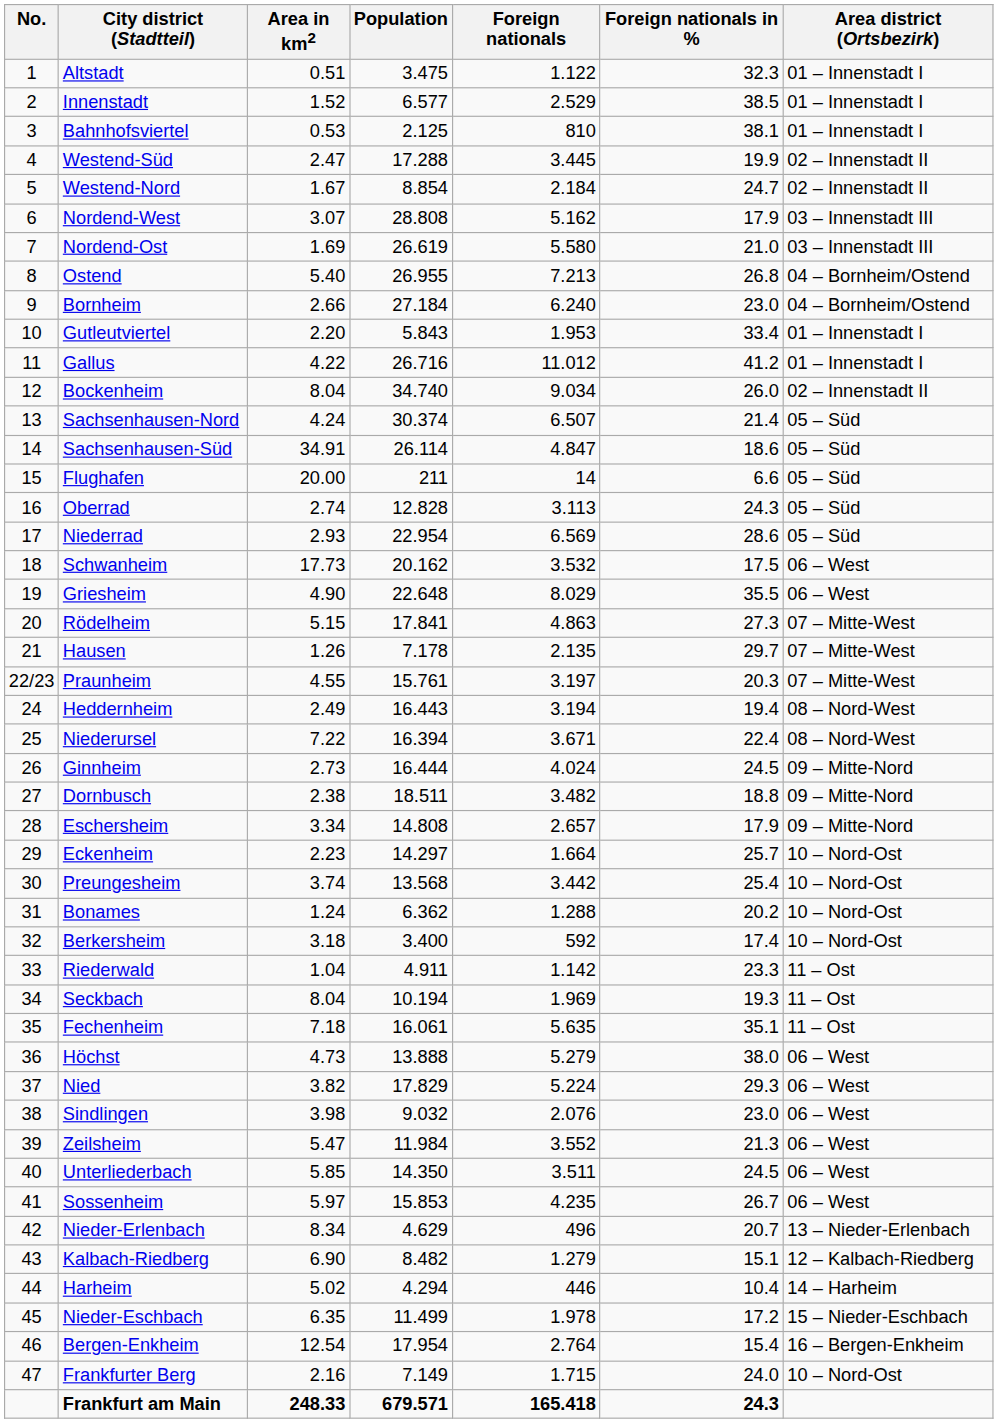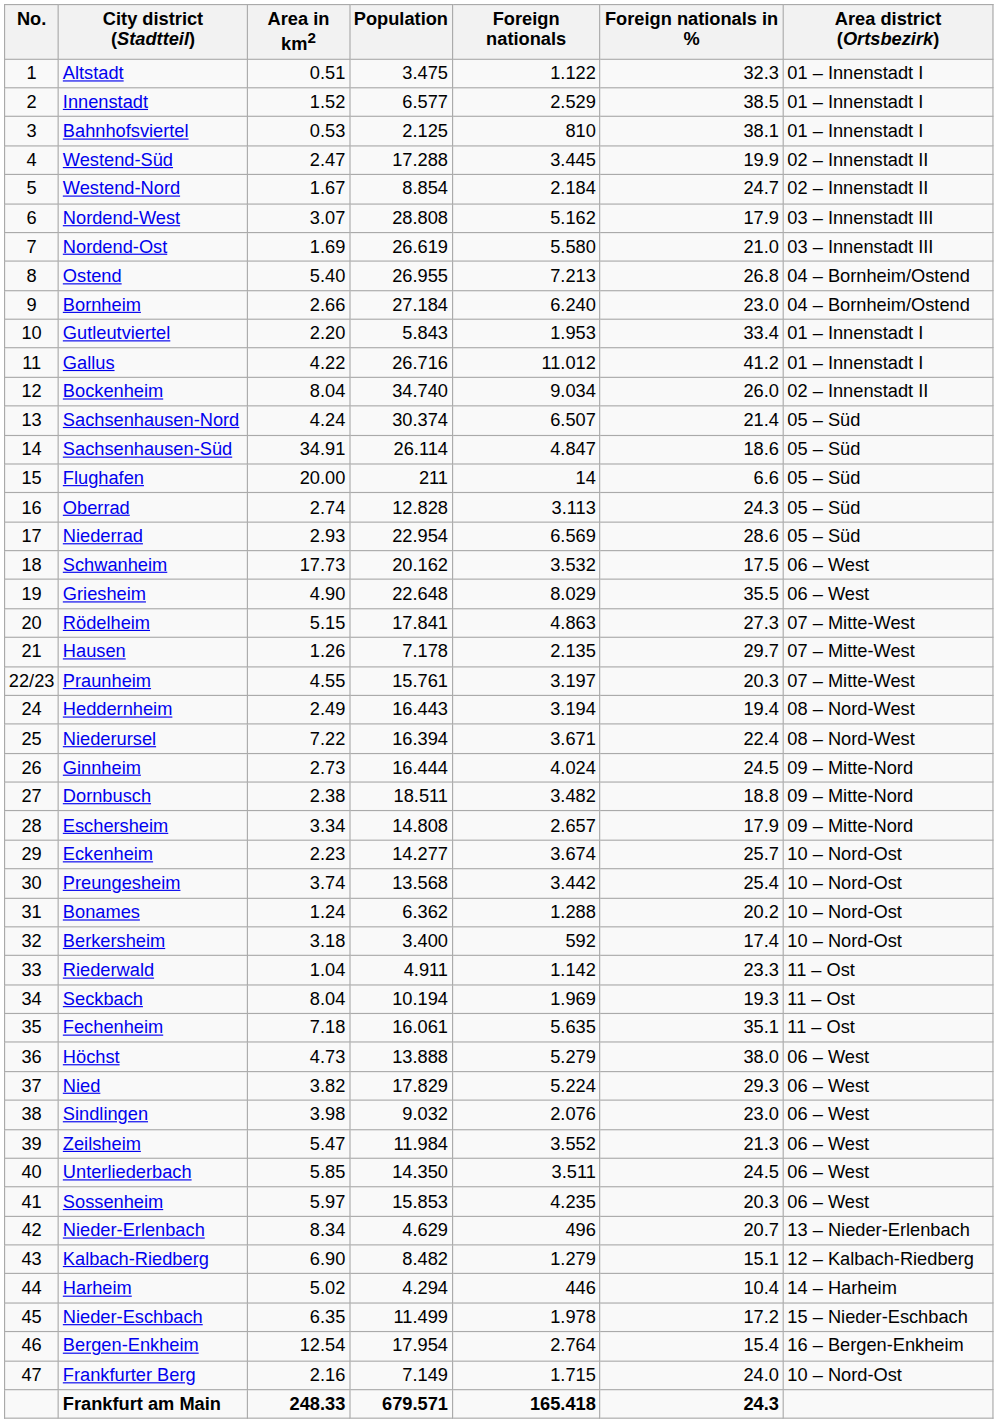(420, 854) 14.297 -> (420, 854) 14.277
(573, 854) 1.664 -> (573, 854) 3.674
(761, 1201) 26.7 -> (761, 1201) 20.3
